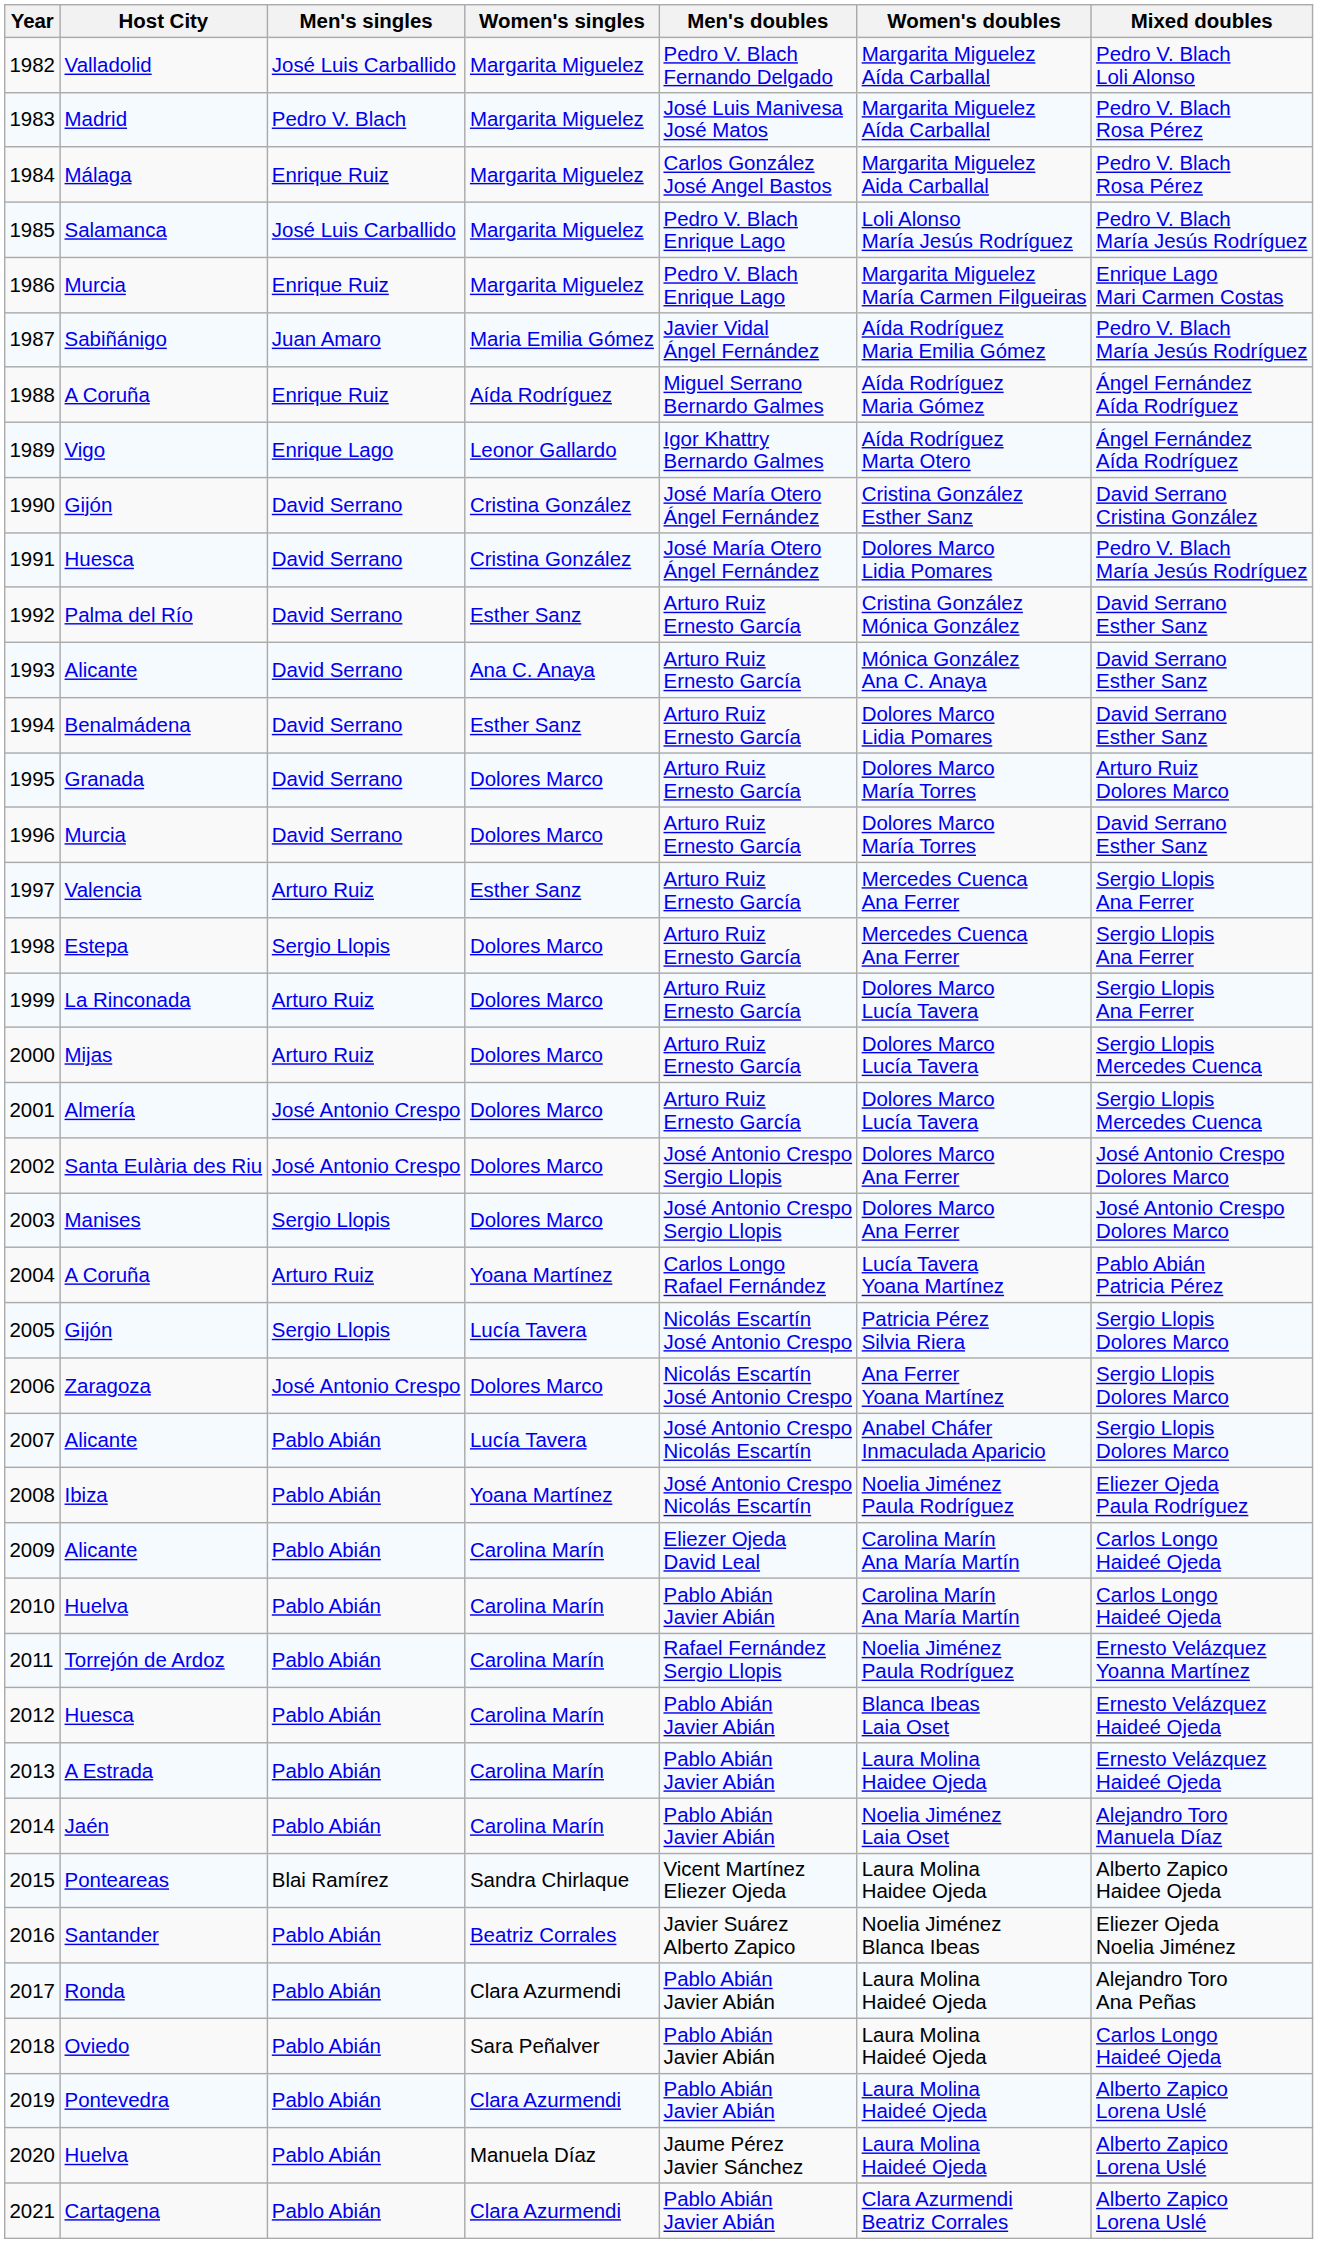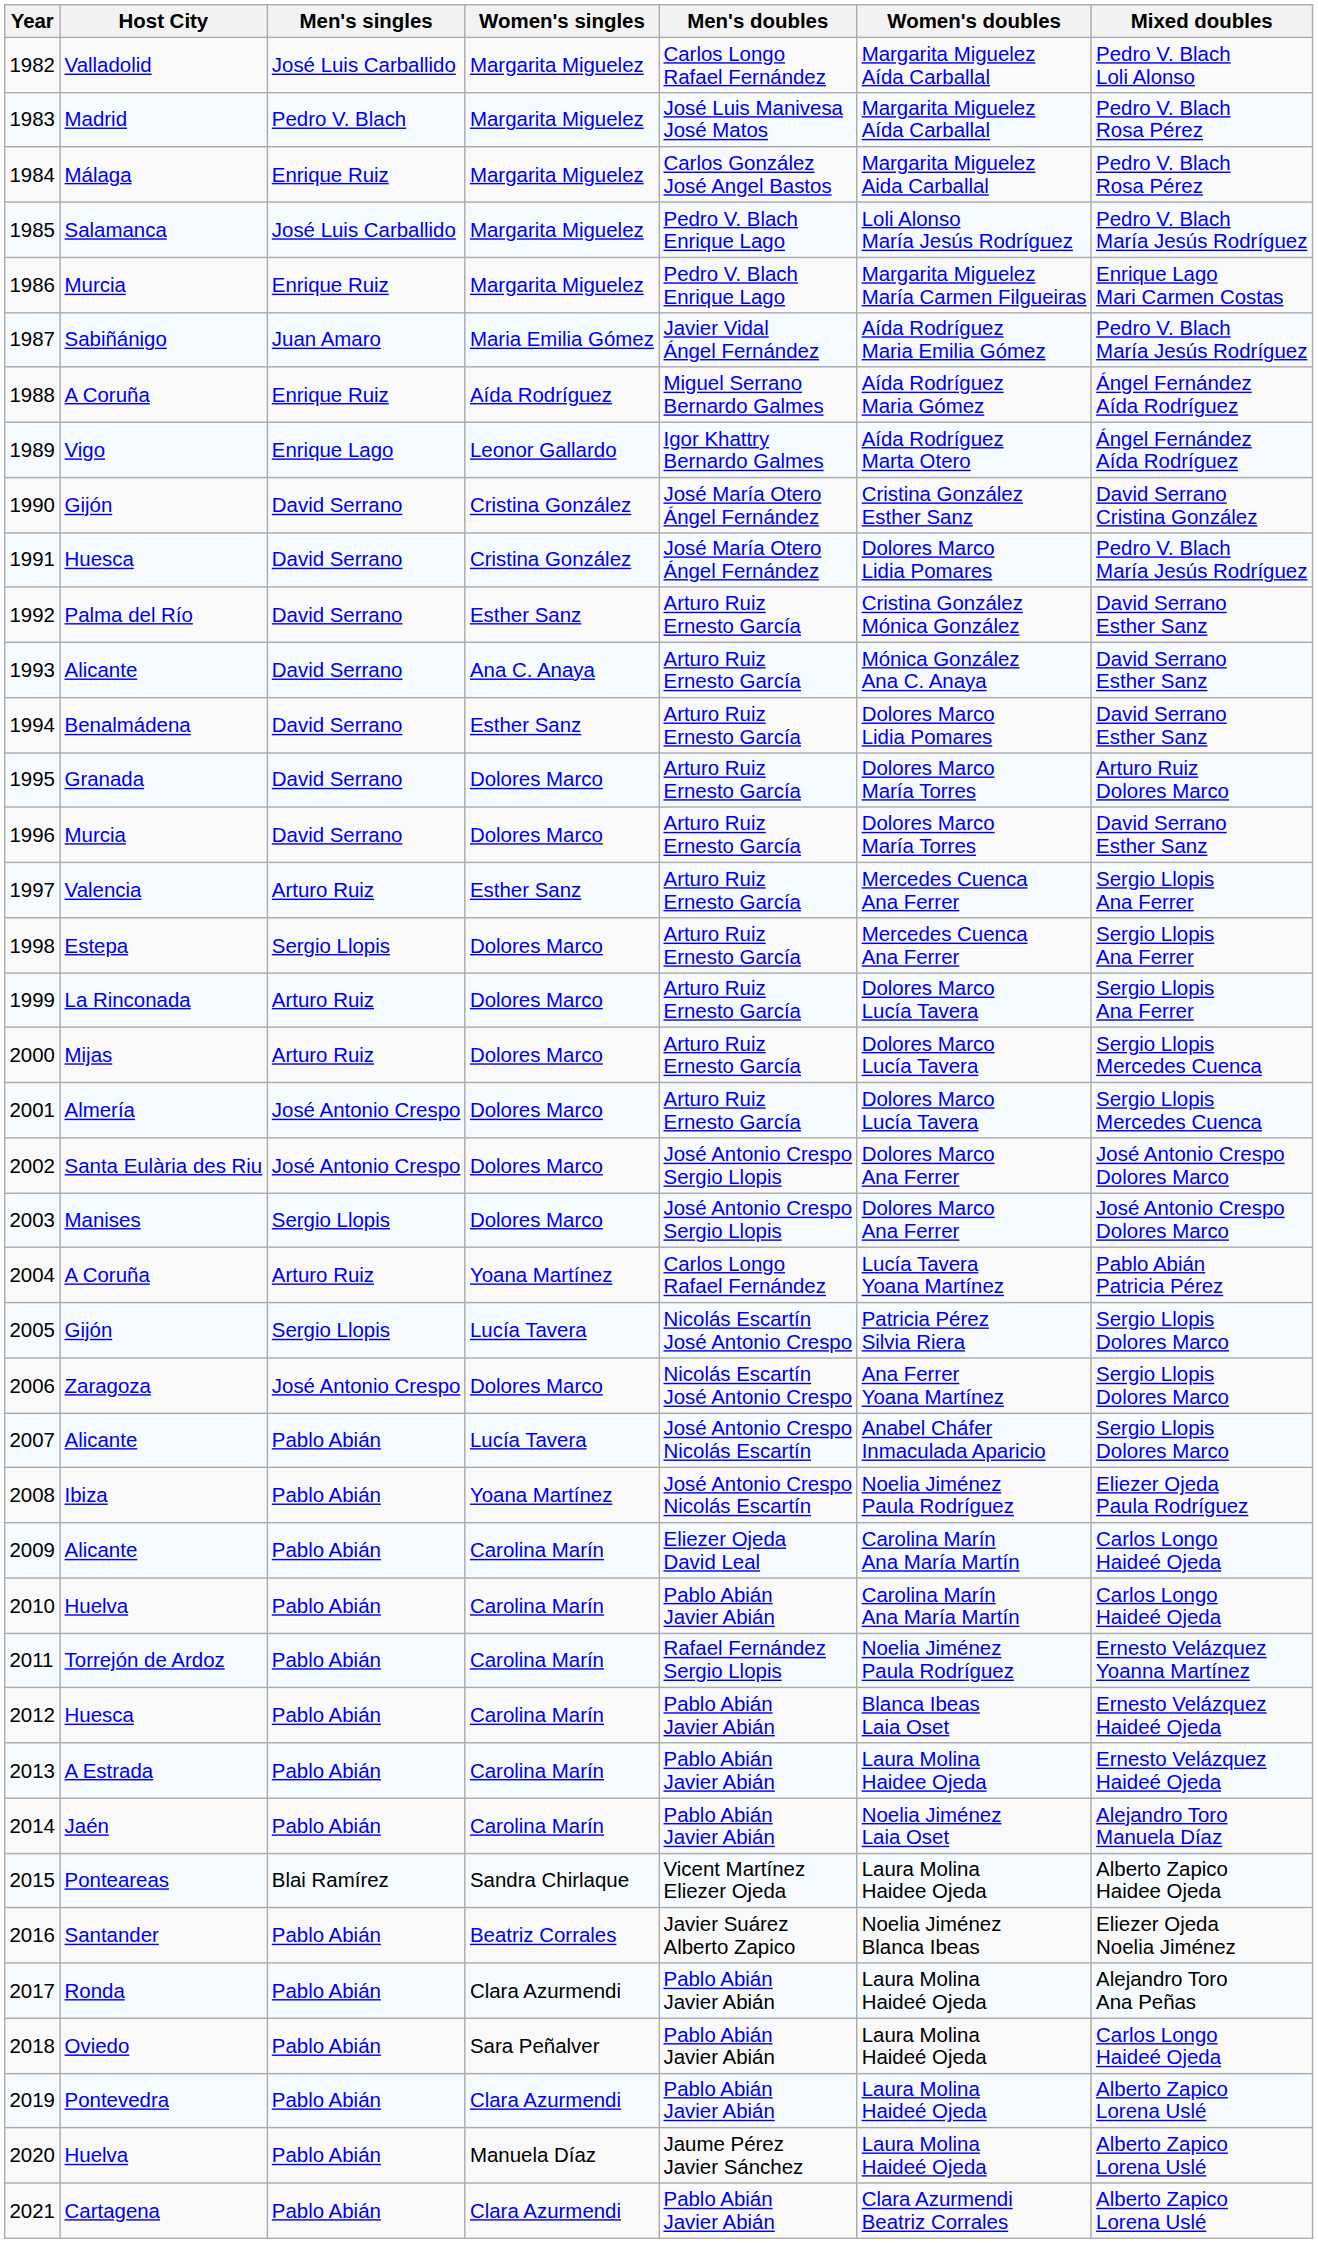(748, 65) Pedro V. Blach Fernando Delgado -> (745, 65) Carlos Longo Rafael Fernández
